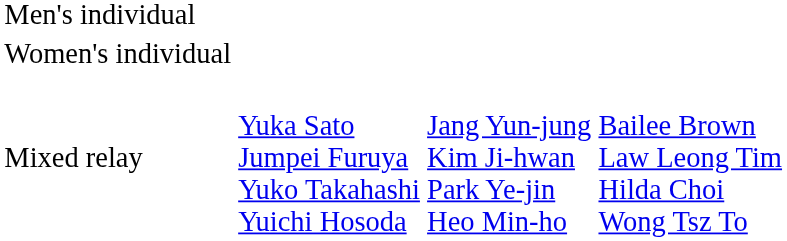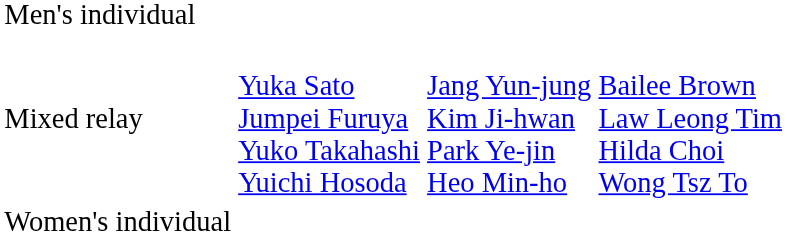rows swapped: (118, 54) <-> (74, 157)
